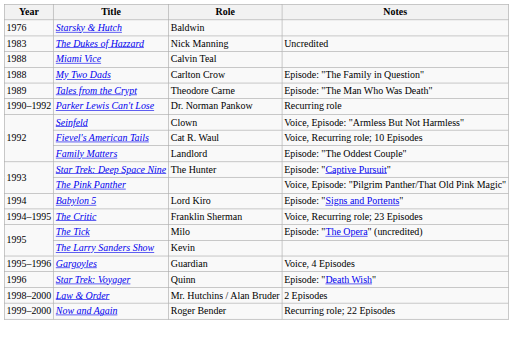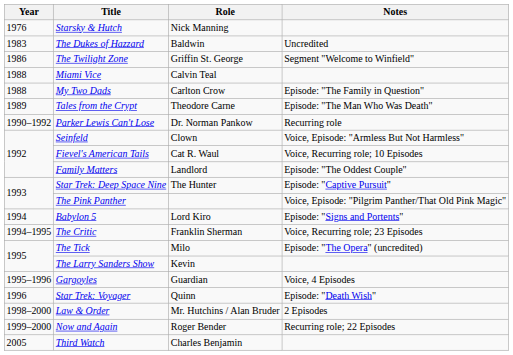(188, 28) Baldwin -> (200, 28) Nick Manning
(200, 43) Nick Manning -> (188, 43) Baldwin
+ row: (92, 59)
+ row: (80, 342)
